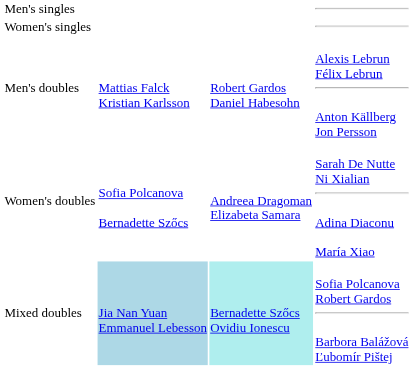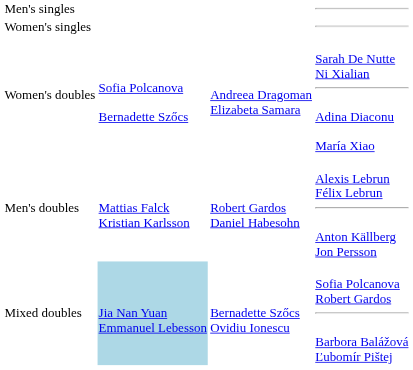rows swapped: (42, 88) <-> (50, 200)
(255, 320) paleturquoise background -> (255, 320) no background
